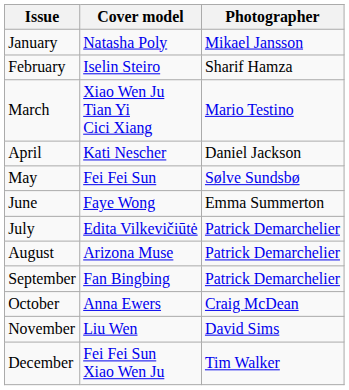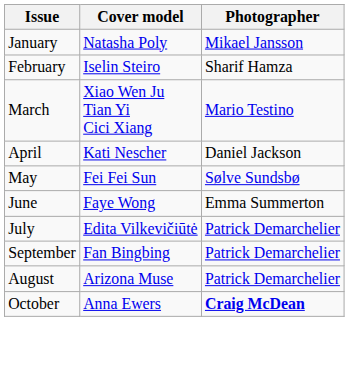rows swapped: (31, 253) <-> (42, 278)
(252, 303) normal -> (255, 303) bold
- row: (42, 329)
- row: (41, 363)
